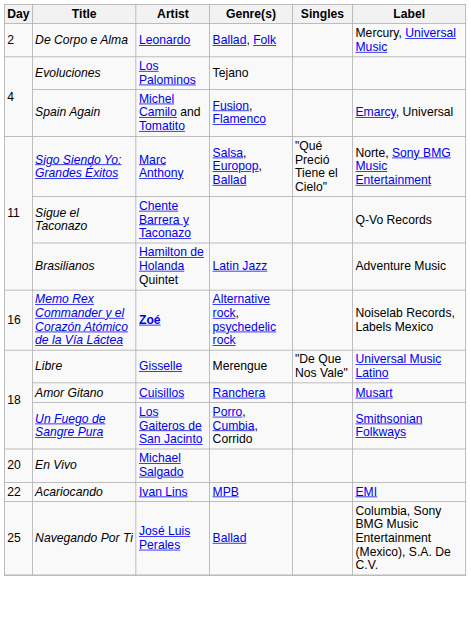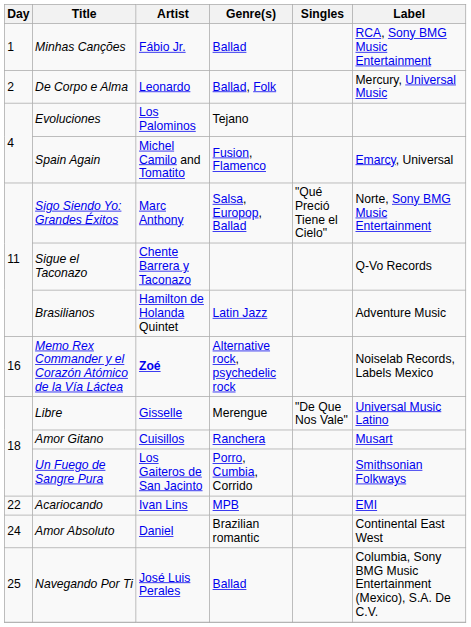+ row: (80, 47)
- row: (56, 465)
+ row: (75, 531)
